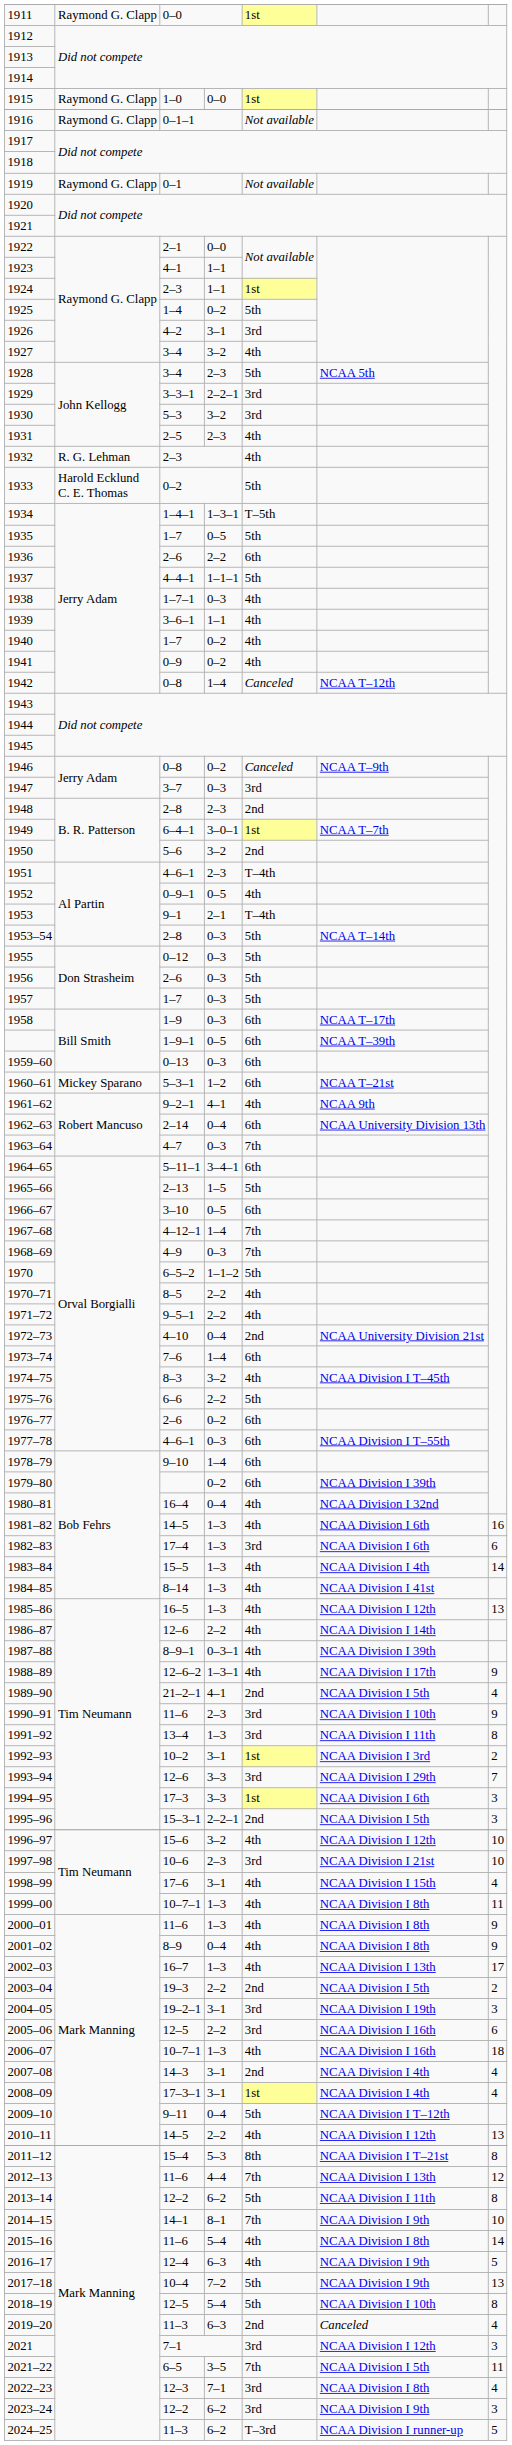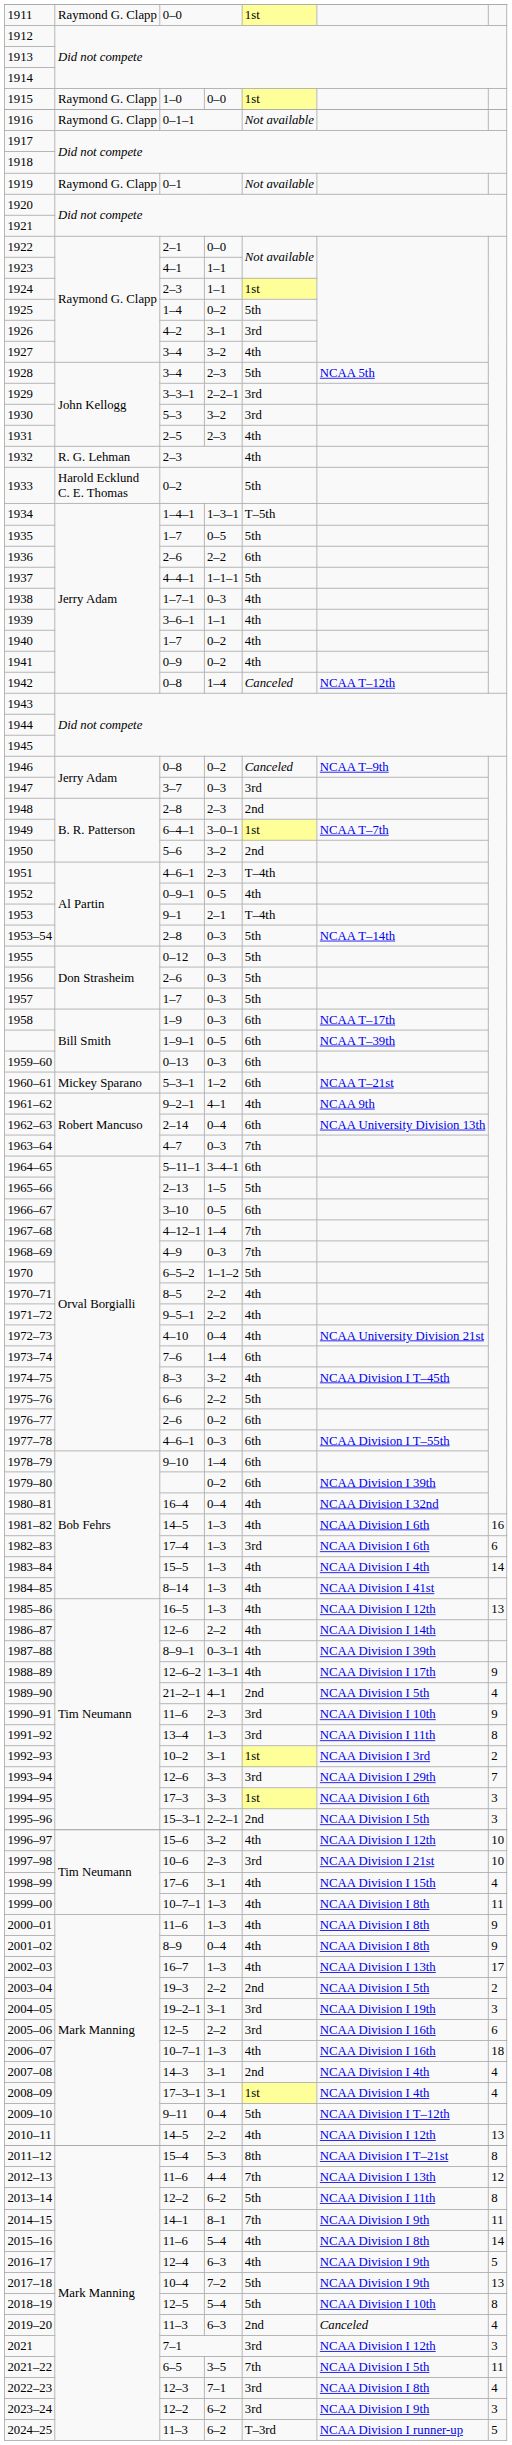(254, 1335) 2nd -> (253, 1335) 4th
(498, 2219) 10 -> (497, 2219) 11
